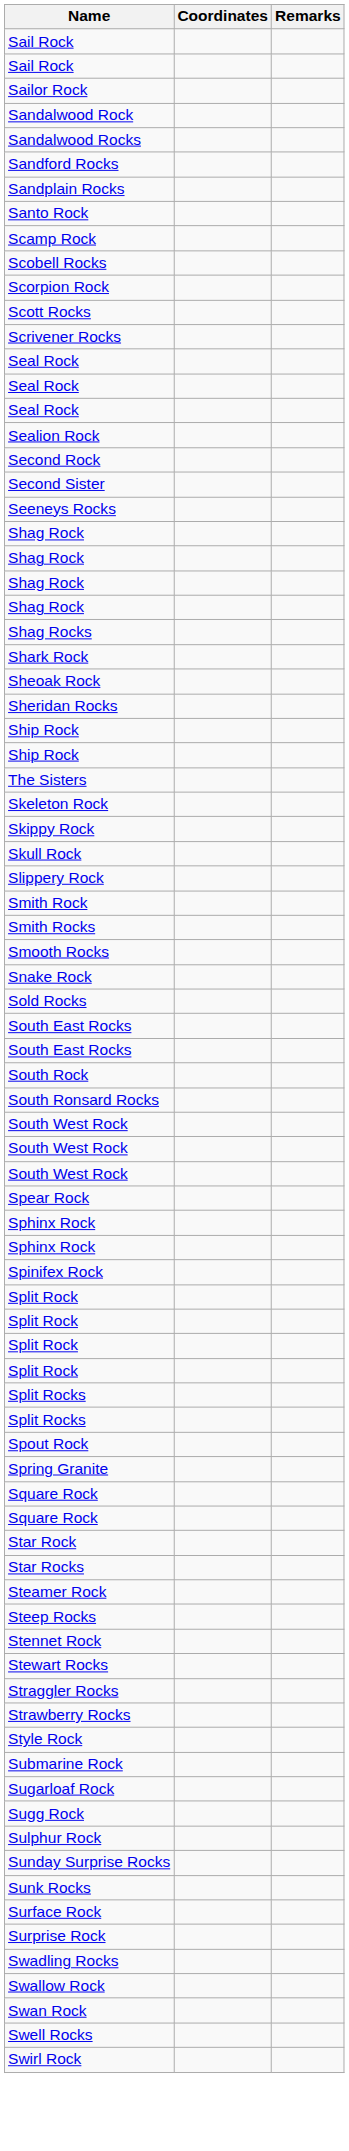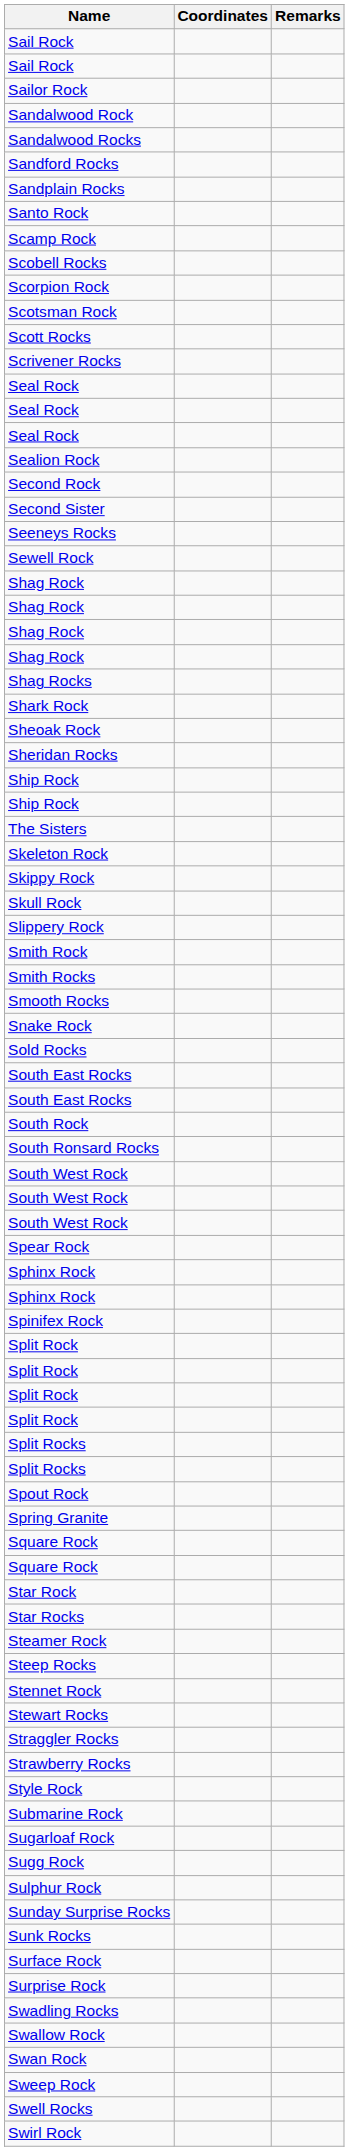+ row: (62, 312)
+ row: (51, 558)
+ row: (52, 2084)
